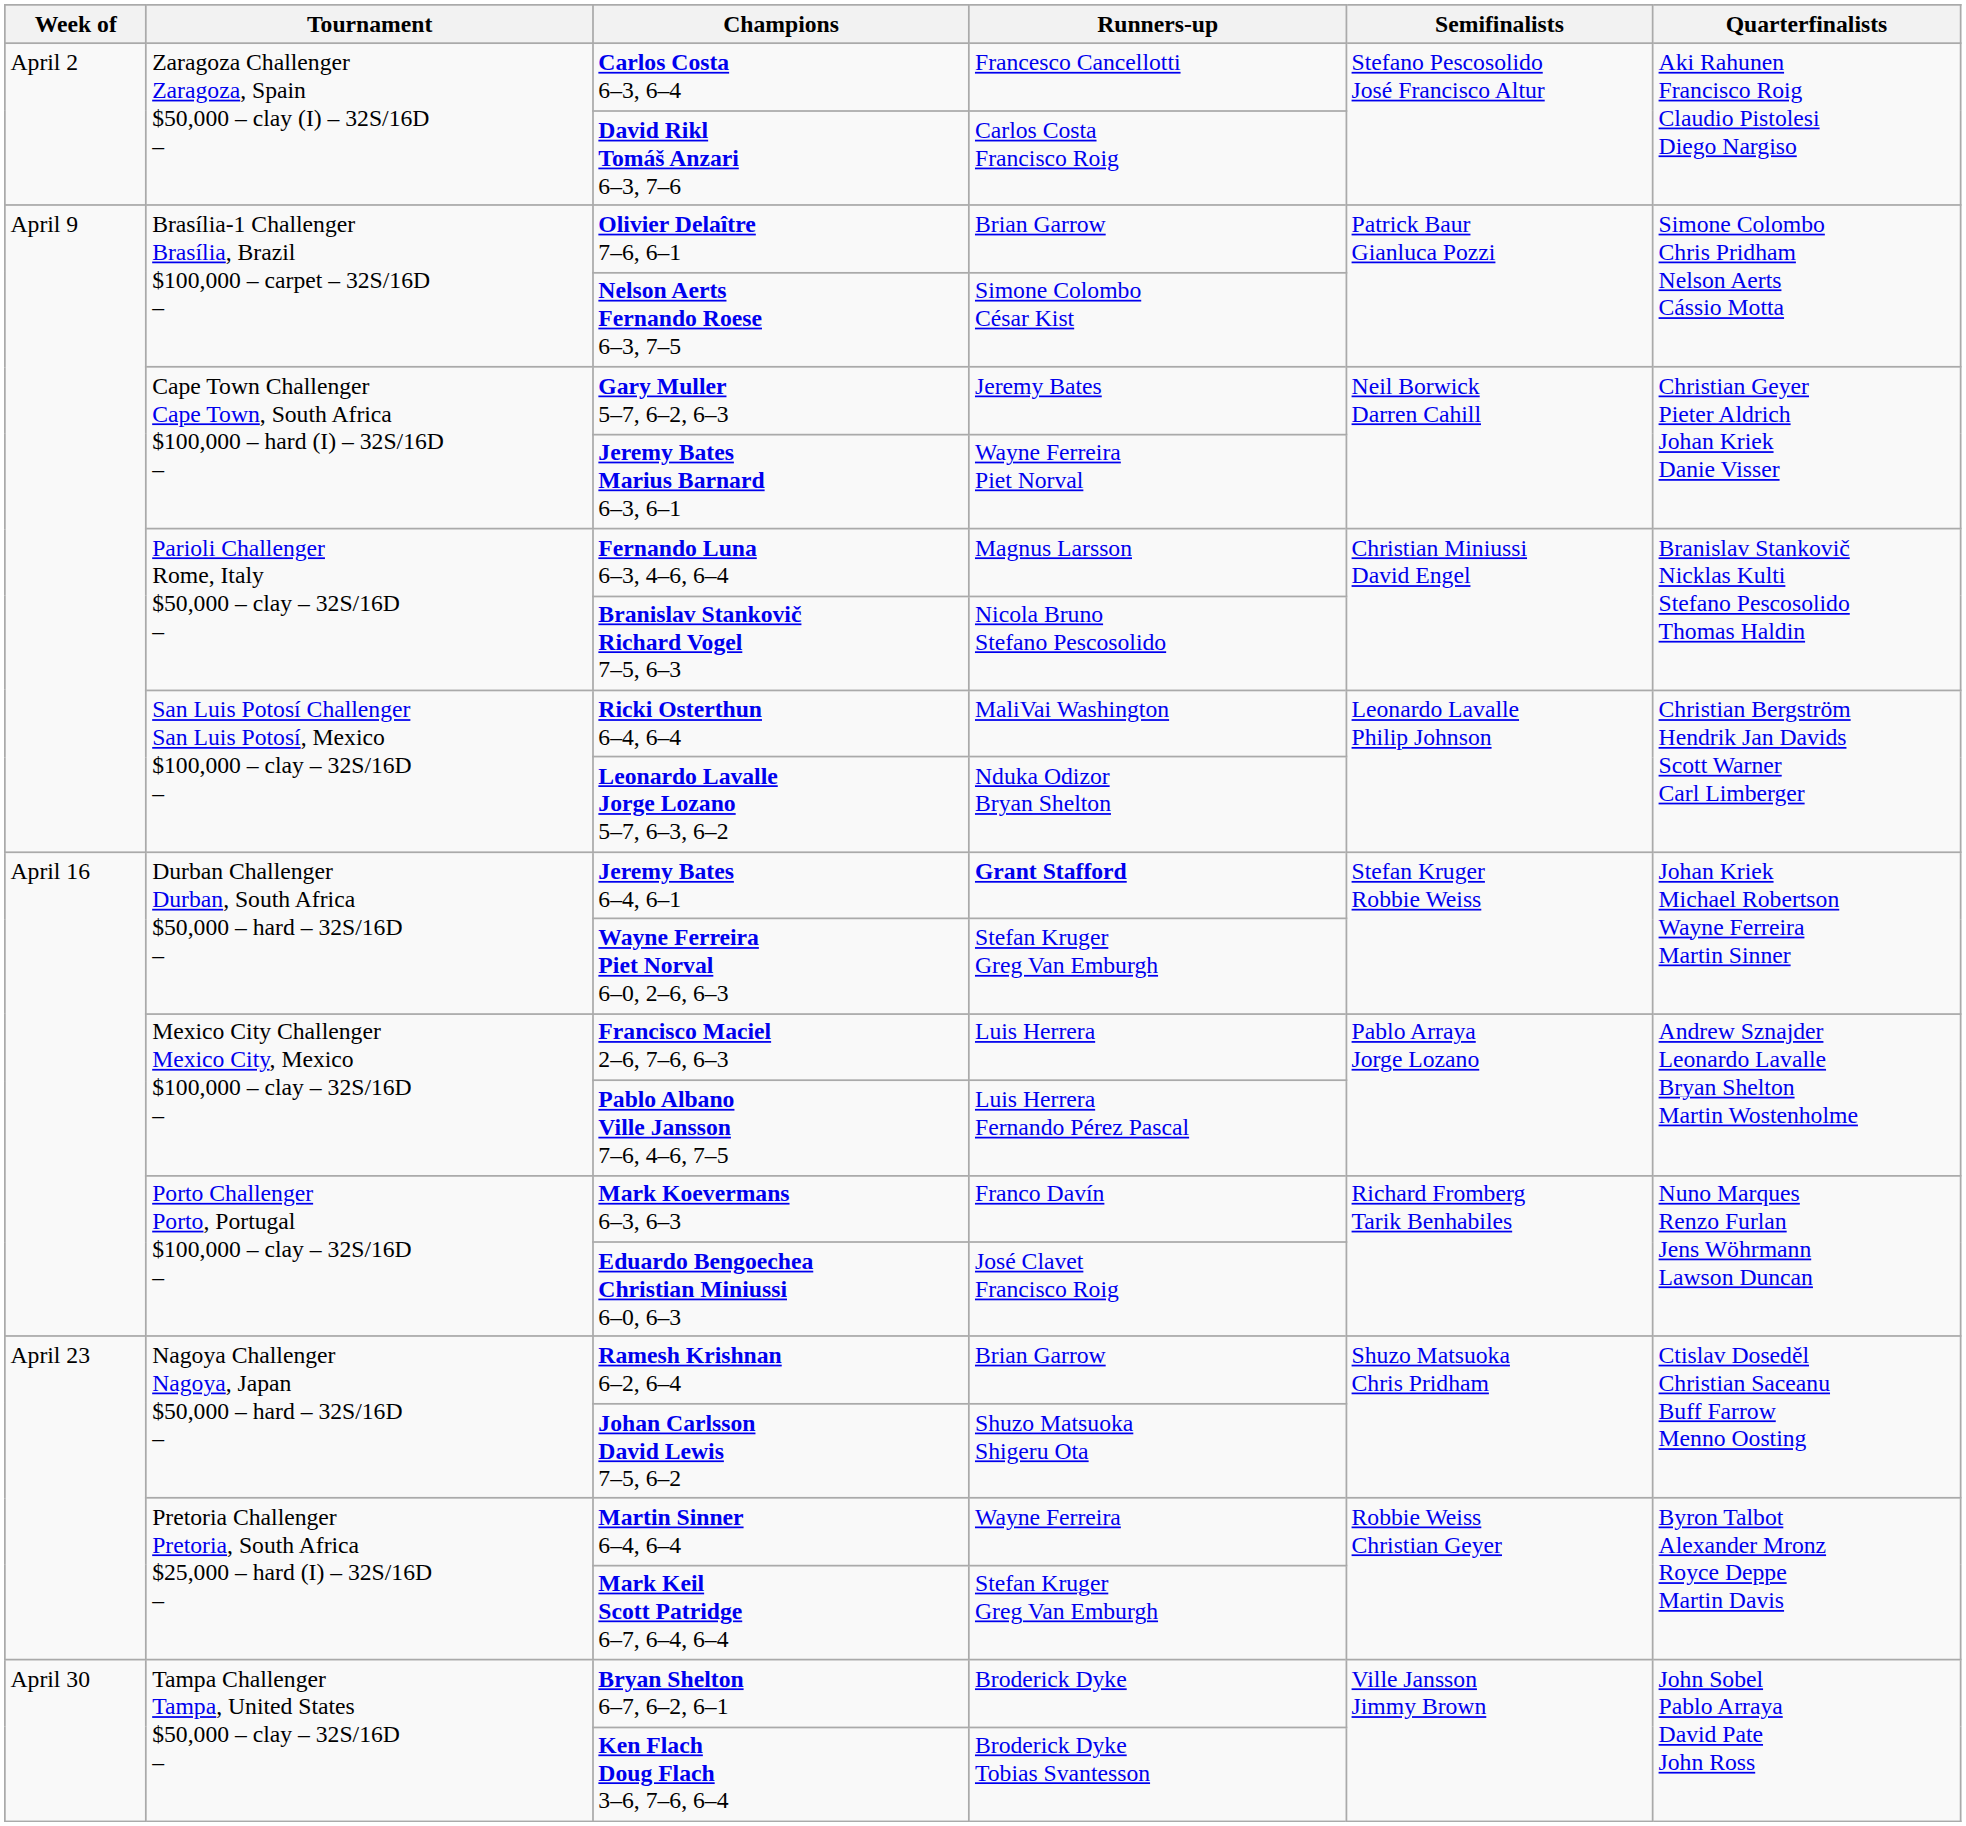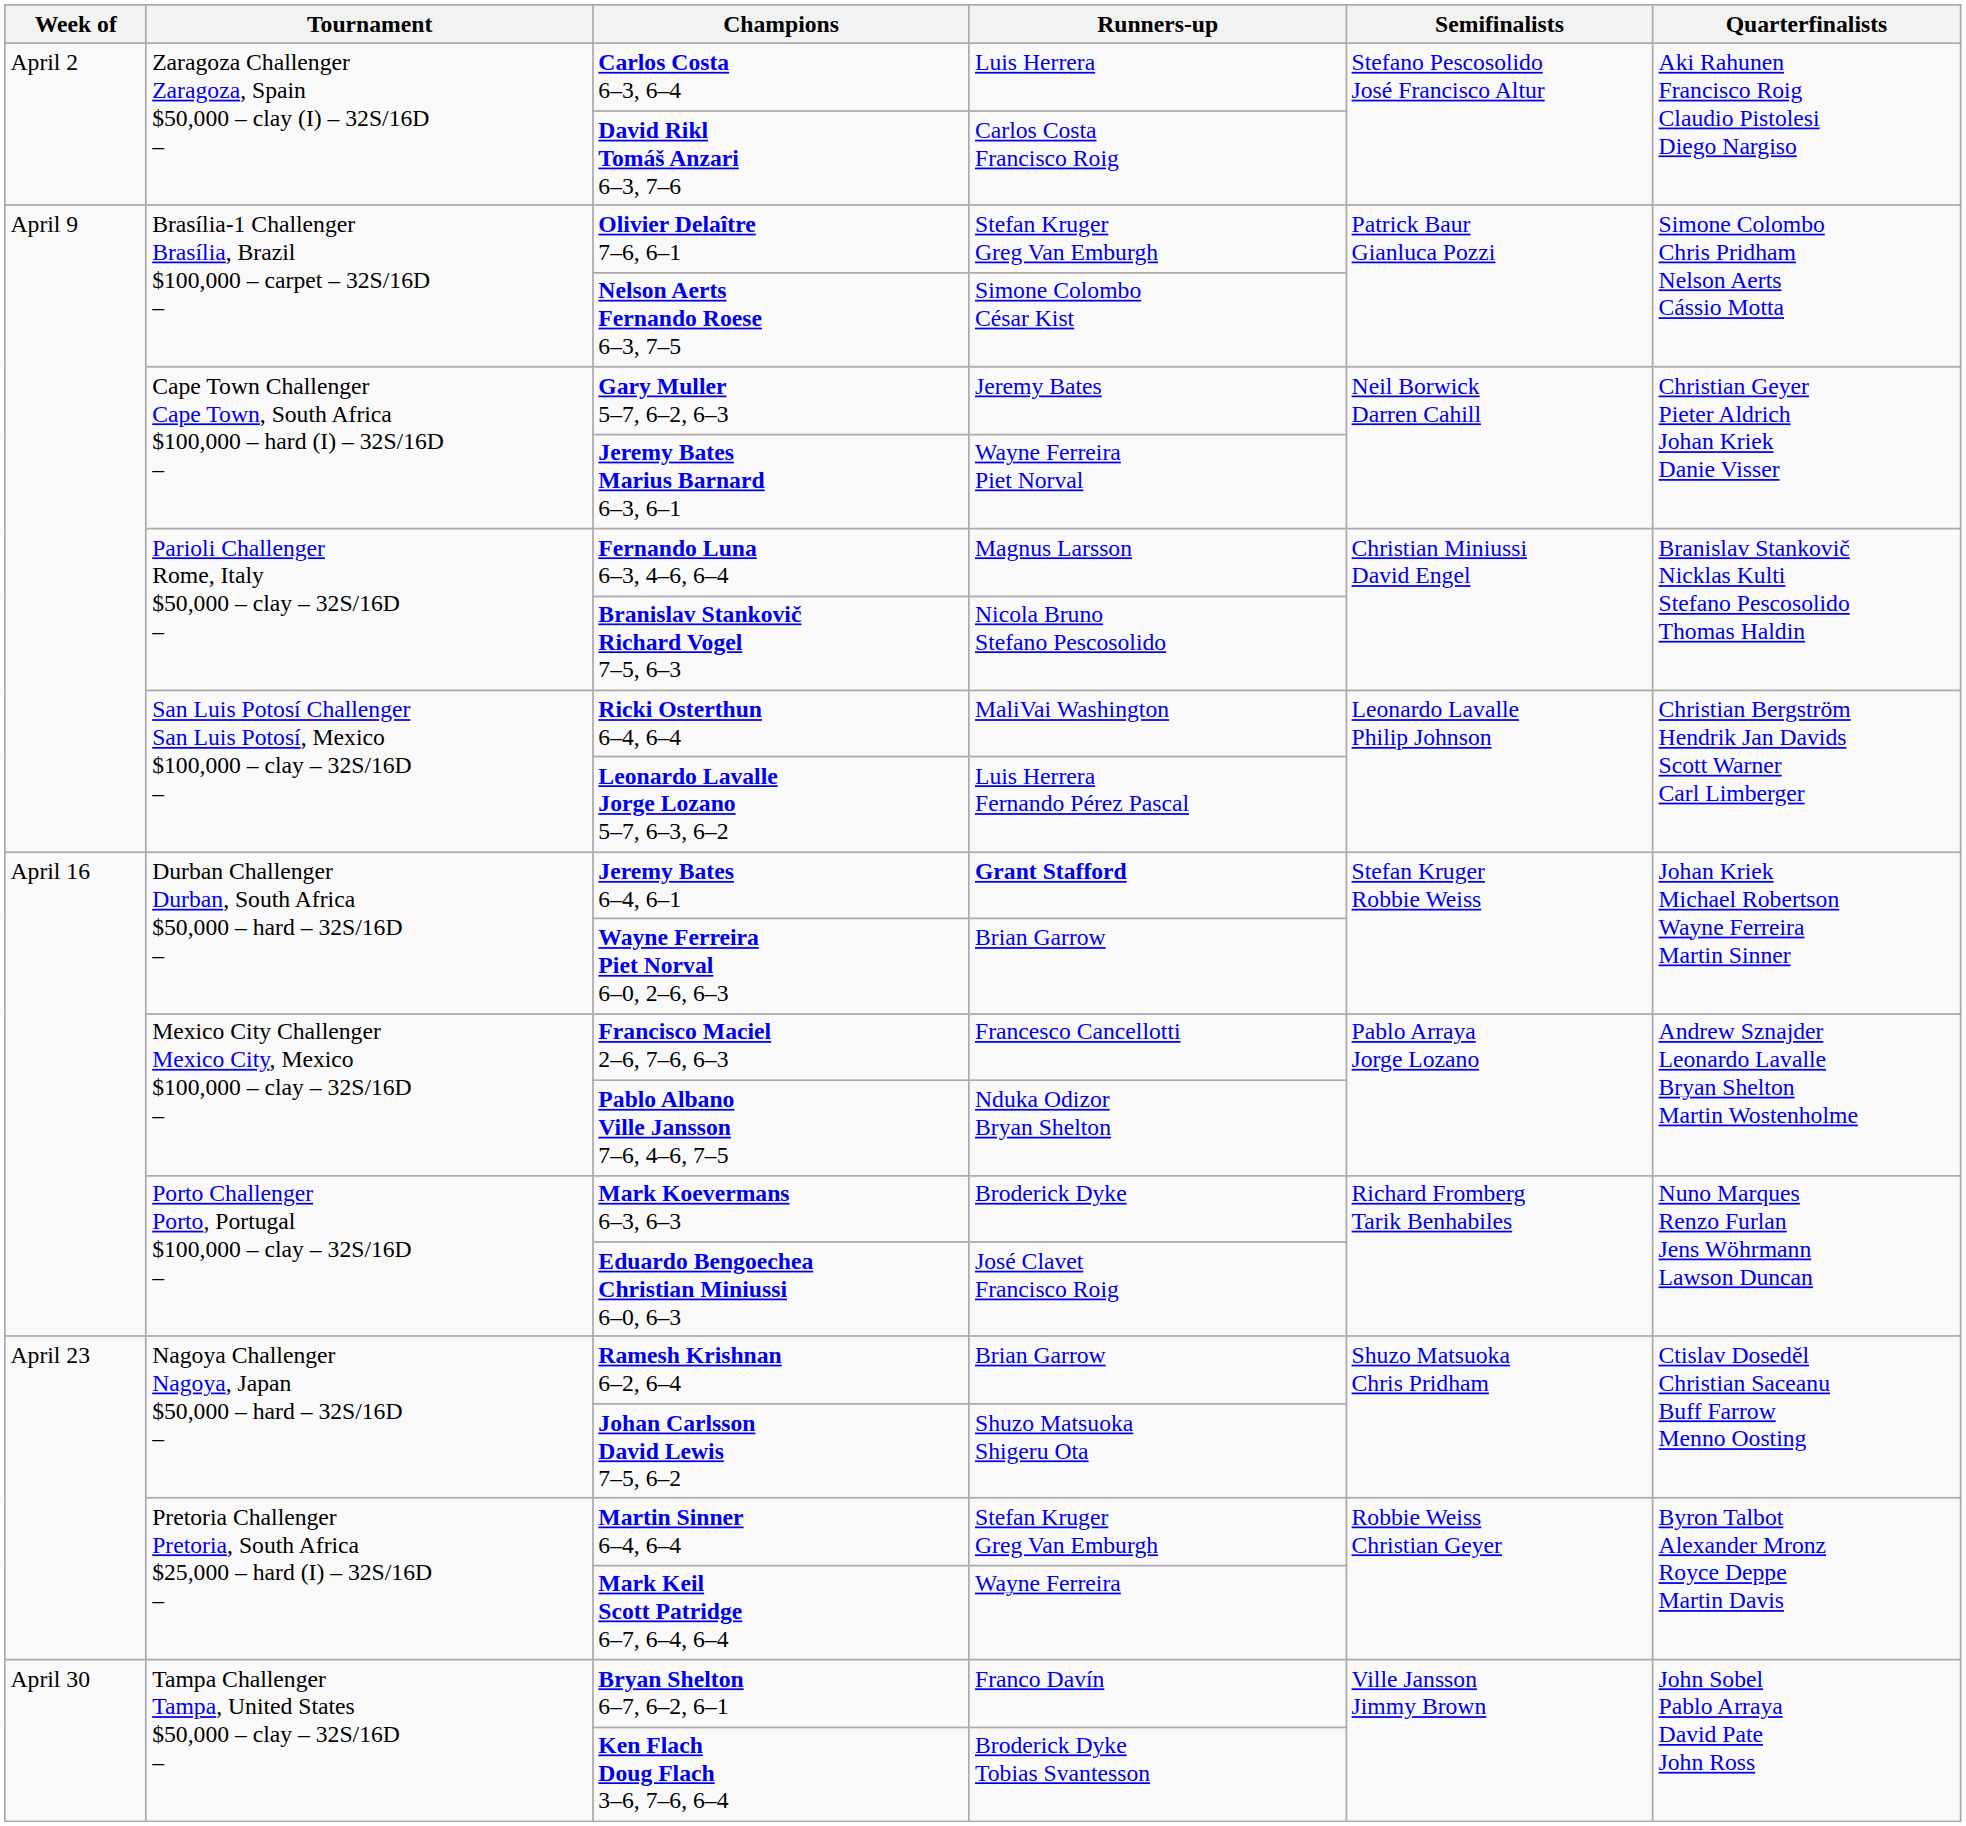(1078, 62) Francesco Cancellotti -> (1035, 62) Luis Herrera
(1040, 224) Brian Garrow -> (1067, 238) Stefan Kruger Greg Van Emburgh
(1043, 789) Nduka Odizor Bryan Shelton -> (1082, 789) Luis Herrera Fernando Pérez Pascal
(1067, 951) Stefan Kruger Greg Van Emburgh -> (1040, 937) Brian Garrow
(1035, 1032) Luis Herrera -> (1078, 1032) Francesco Cancellotti
(1082, 1113) Luis Herrera Fernando Pérez Pascal -> (1043, 1113) Nduka Odizor Bryan Shelton
(1040, 1193) Franco Davín -> (1051, 1193) Broderick Dyke
(1048, 1517) Wayne Ferreira -> (1067, 1530) Stefan Kruger Greg Van Emburgh
(1067, 1597) Stefan Kruger Greg Van Emburgh -> (1048, 1583) Wayne Ferreira
(1051, 1678) Broderick Dyke -> (1040, 1678) Franco Davín
